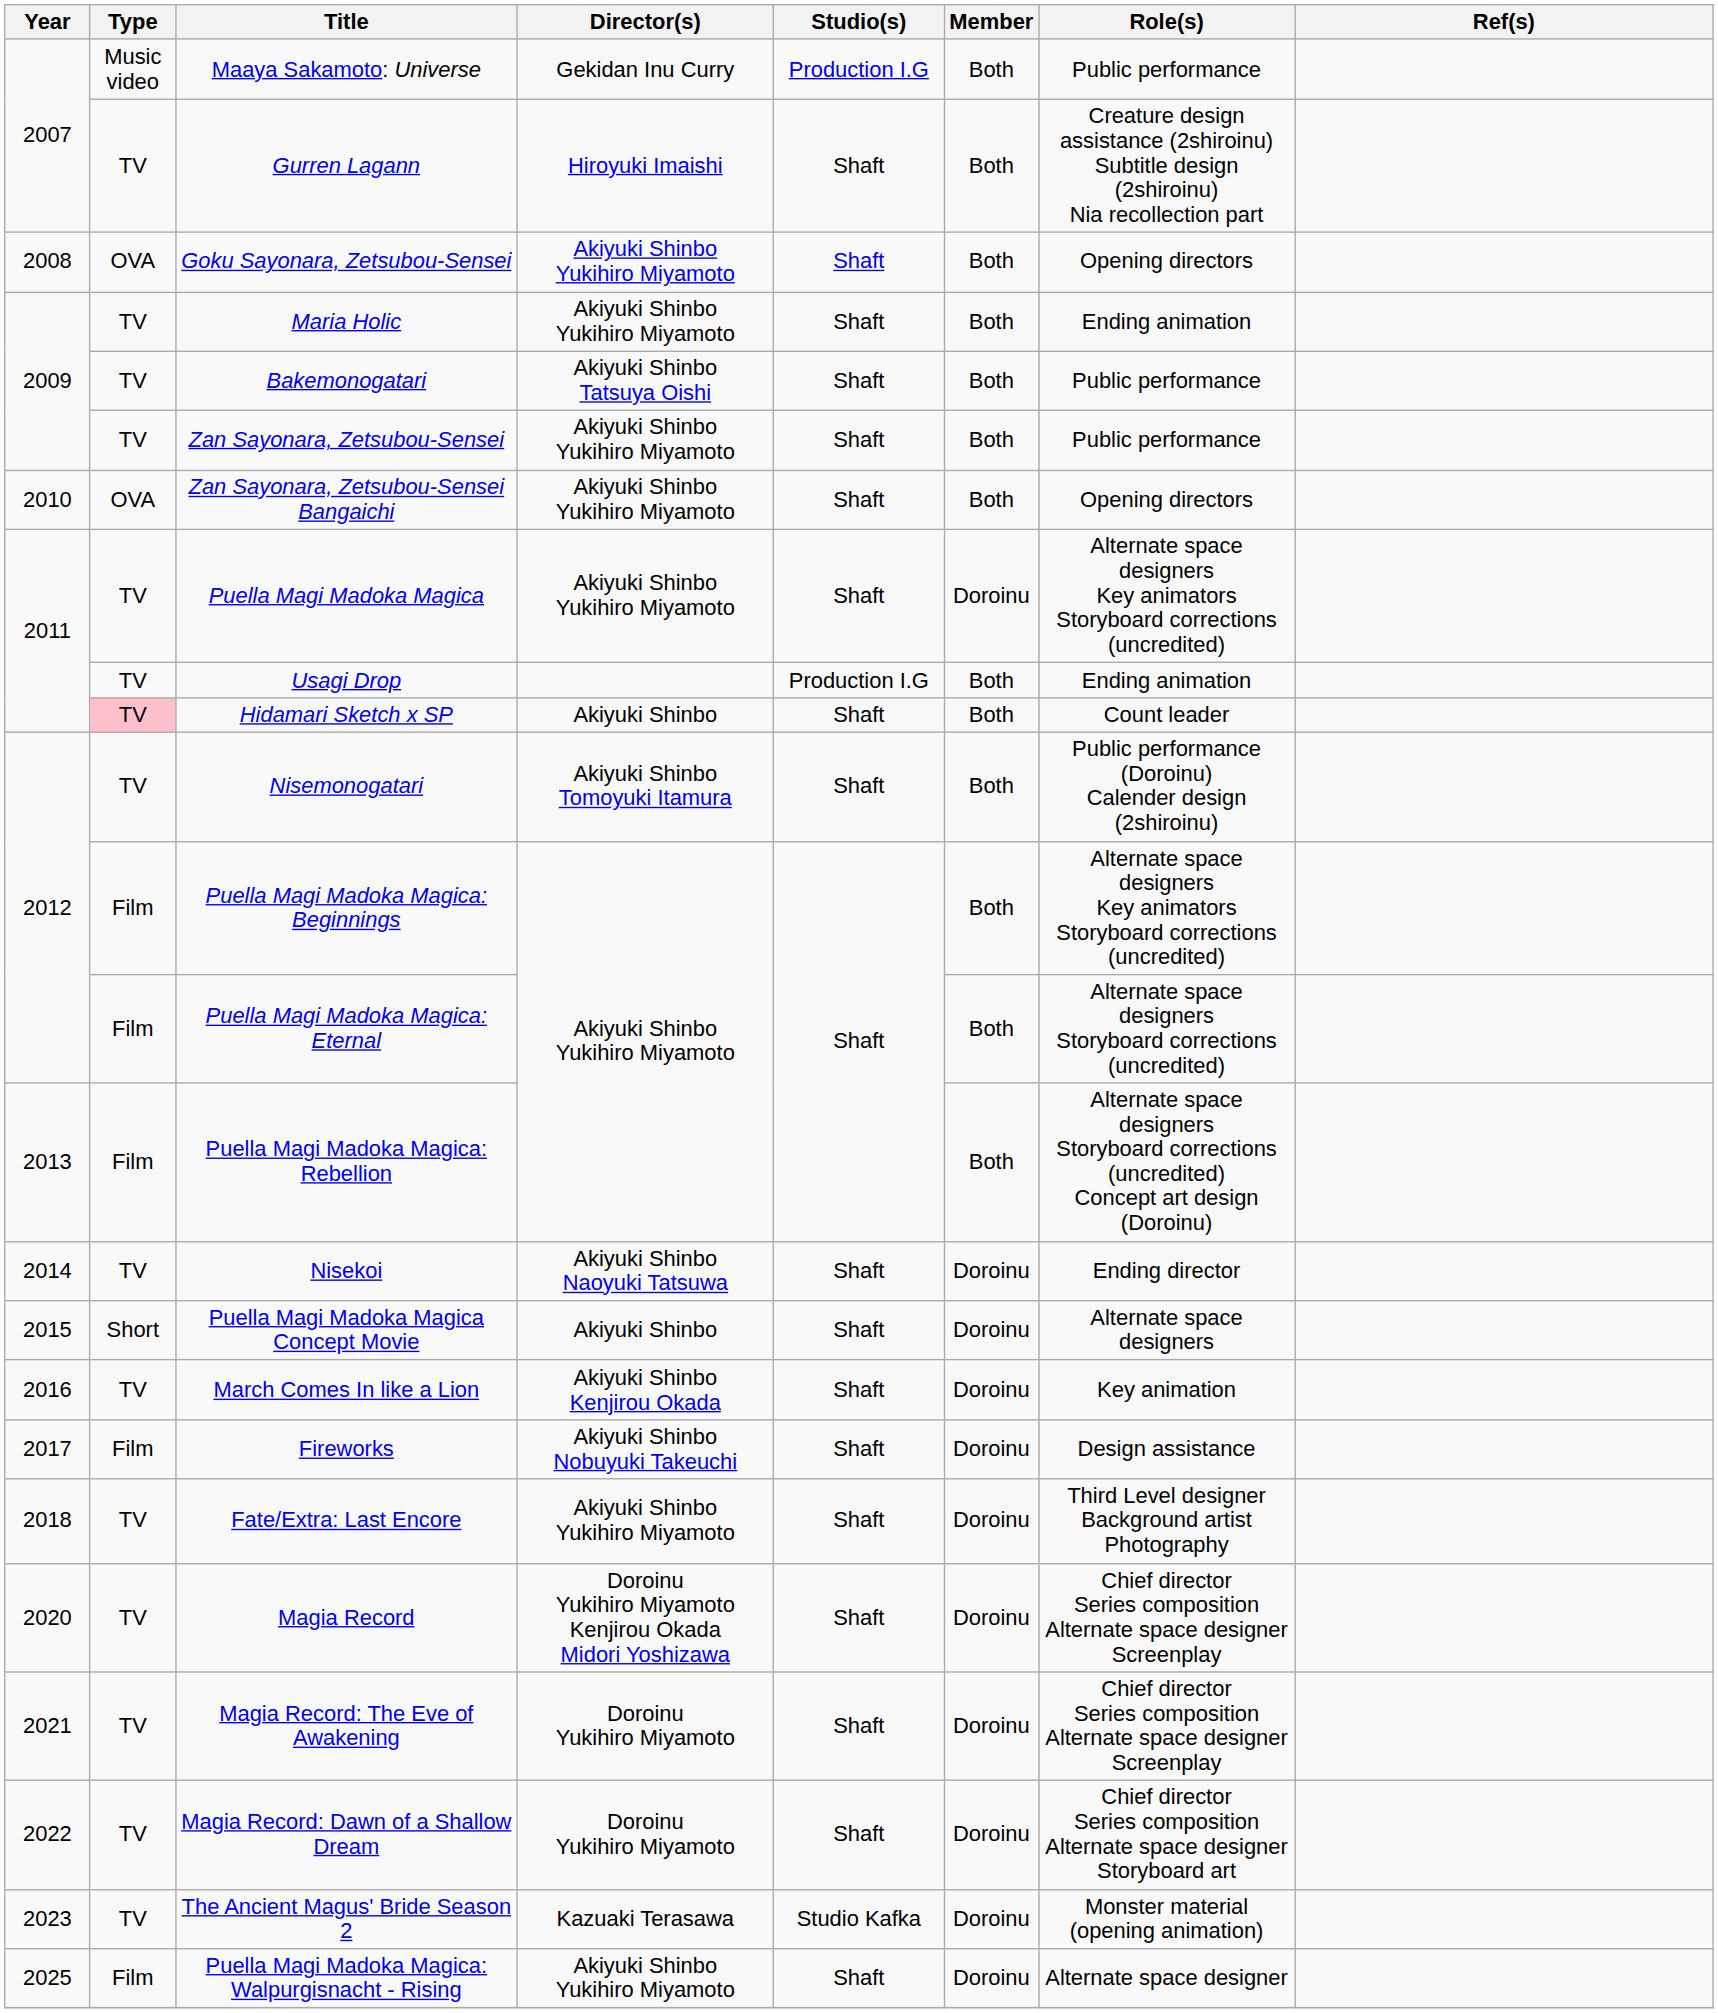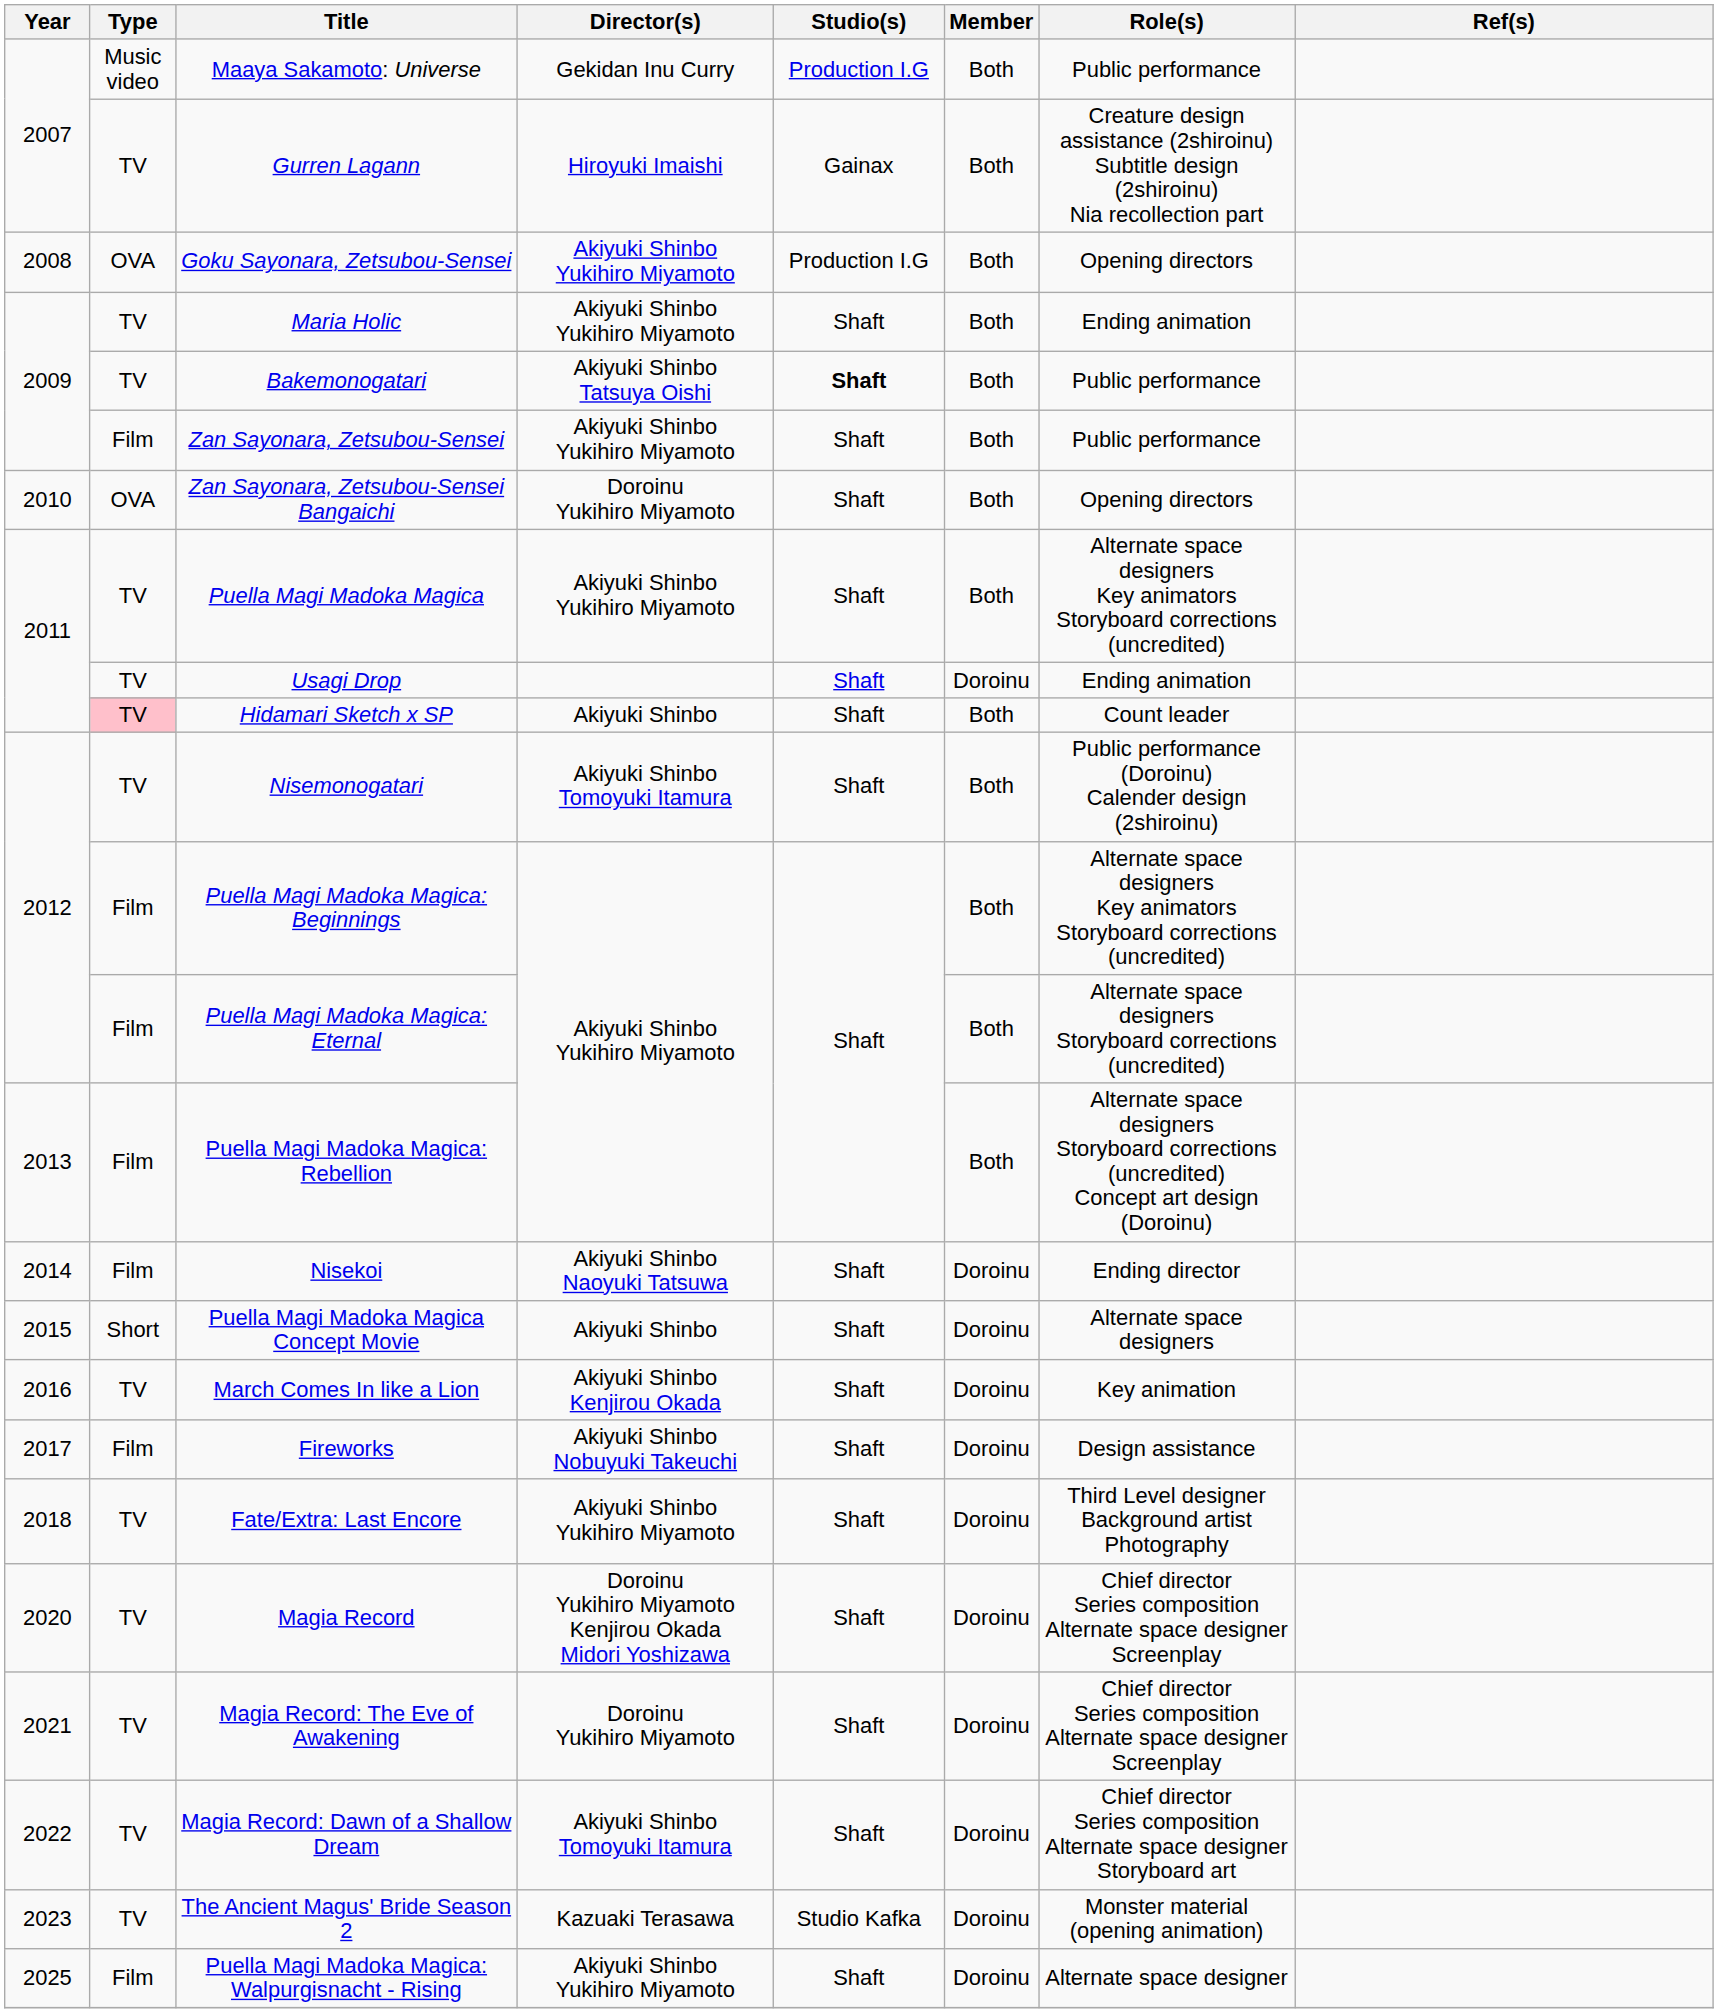(859, 165) Shaft -> (859, 165) Gainax
(859, 261) Shaft -> (859, 261) Production I.G
(859, 380) normal -> (859, 380) bold
(133, 440) TV -> (133, 440) Film
(645, 499) Akiyuki Shinbo Yukihiro Miyamoto -> (645, 499) Doroinu Yukihiro Miyamoto
(991, 595) Doroinu -> (991, 595) Both
(859, 679) Production I.G -> (859, 679) Shaft
(991, 679) Both -> (991, 679) Doroinu
(133, 1270) TV -> (133, 1270) Film
(645, 1834) Doroinu Yukihiro Miyamoto -> (645, 1834) Akiyuki Shinbo Tomoyuki Itamura
